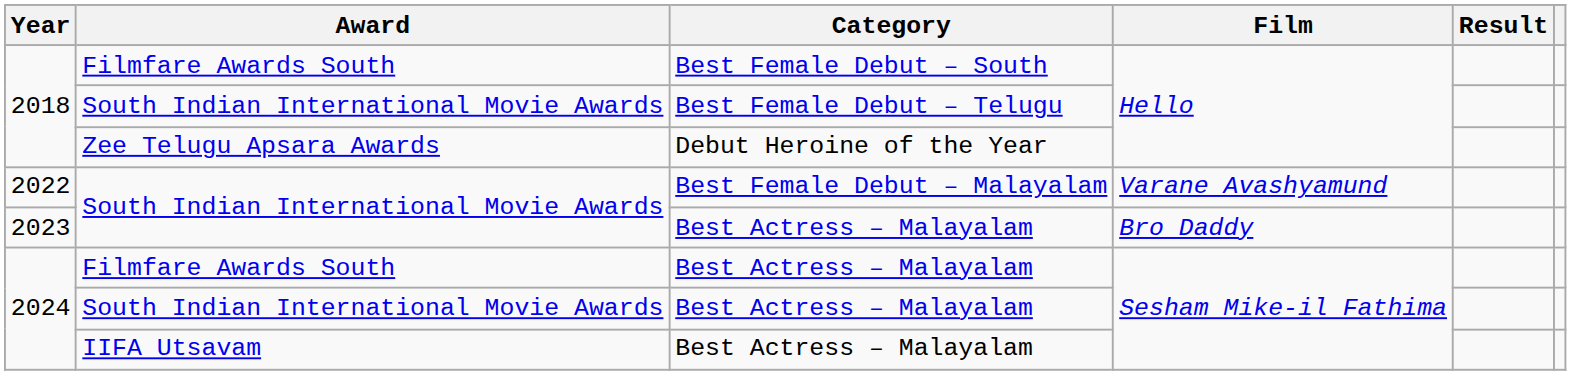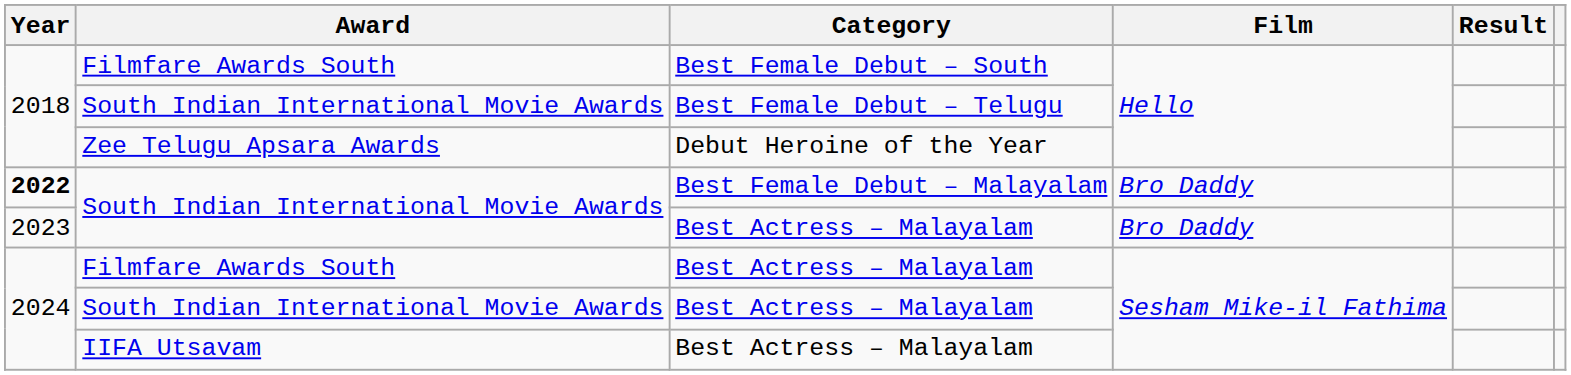(41, 187) normal -> (41, 187) bold
(1253, 187) Varane Avashyamund -> (1186, 187) Bro Daddy
